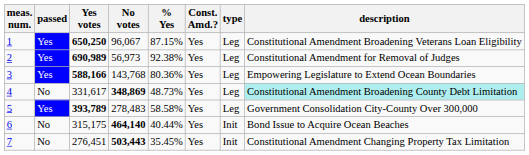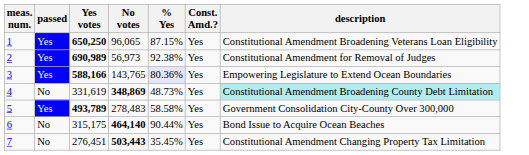- column: (233, 18)
(126, 41) 96,067 -> (126, 41) 96,065
(128, 74) 143,768 -> (128, 74) 143,765
(167, 74) no background -> (167, 74) lavender background
(89, 91) 331,617 -> (89, 91) 331,619
(89, 108) 393,789 -> (89, 108) 493,789
(167, 125) 40.44% -> (167, 125) 90.44%
